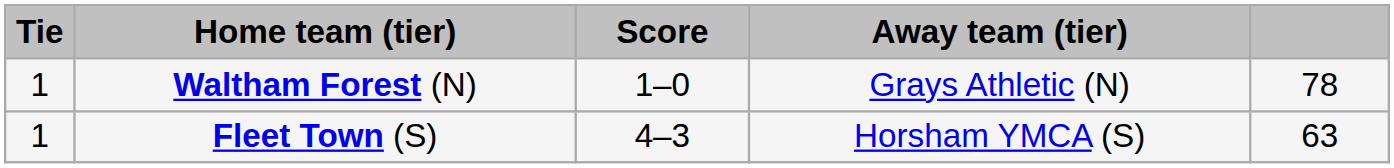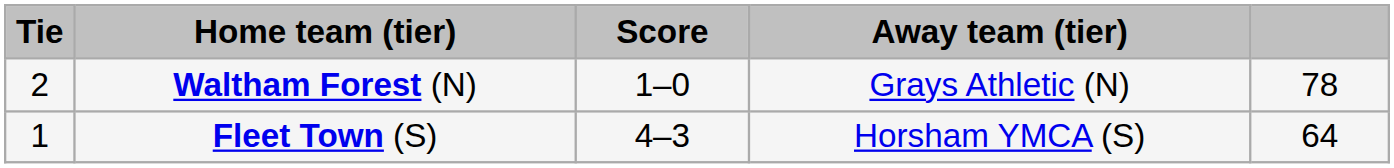(40, 84) 1 -> (40, 84) 2
(1320, 137) 63 -> (1320, 137) 64
